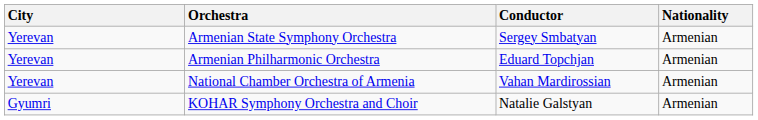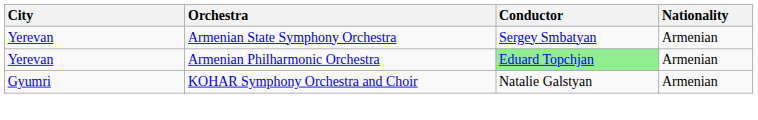(546, 59) no background -> (546, 59) lightgreen background
- row: (301, 81)
